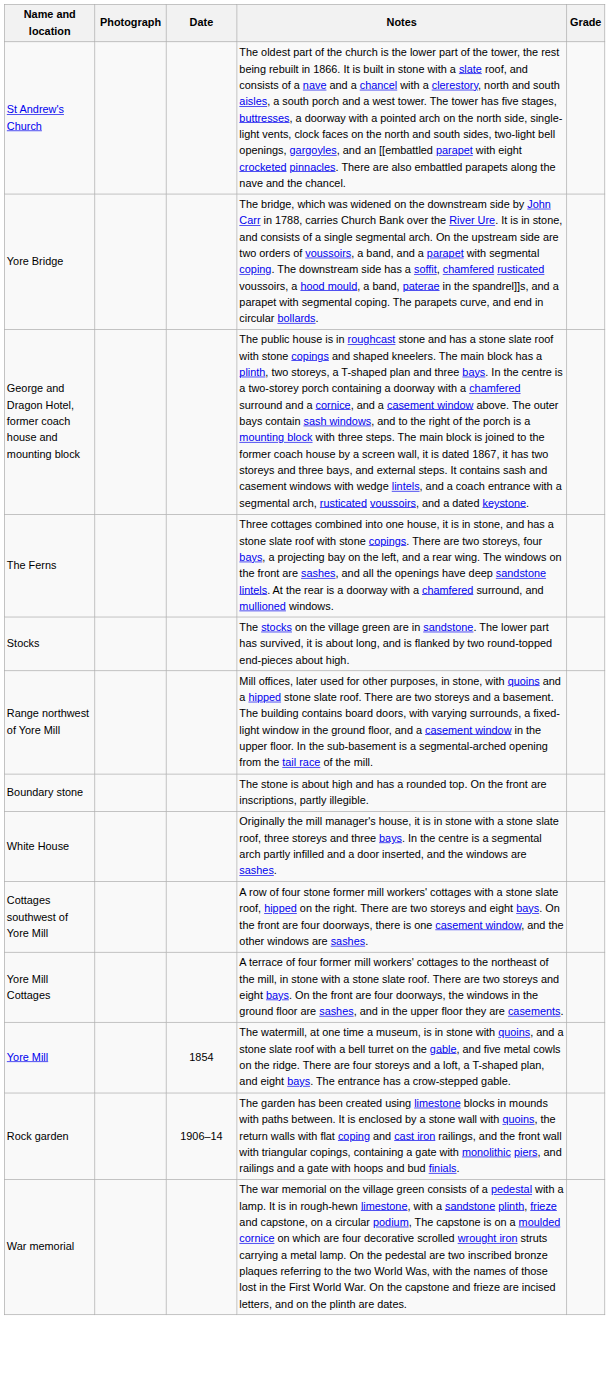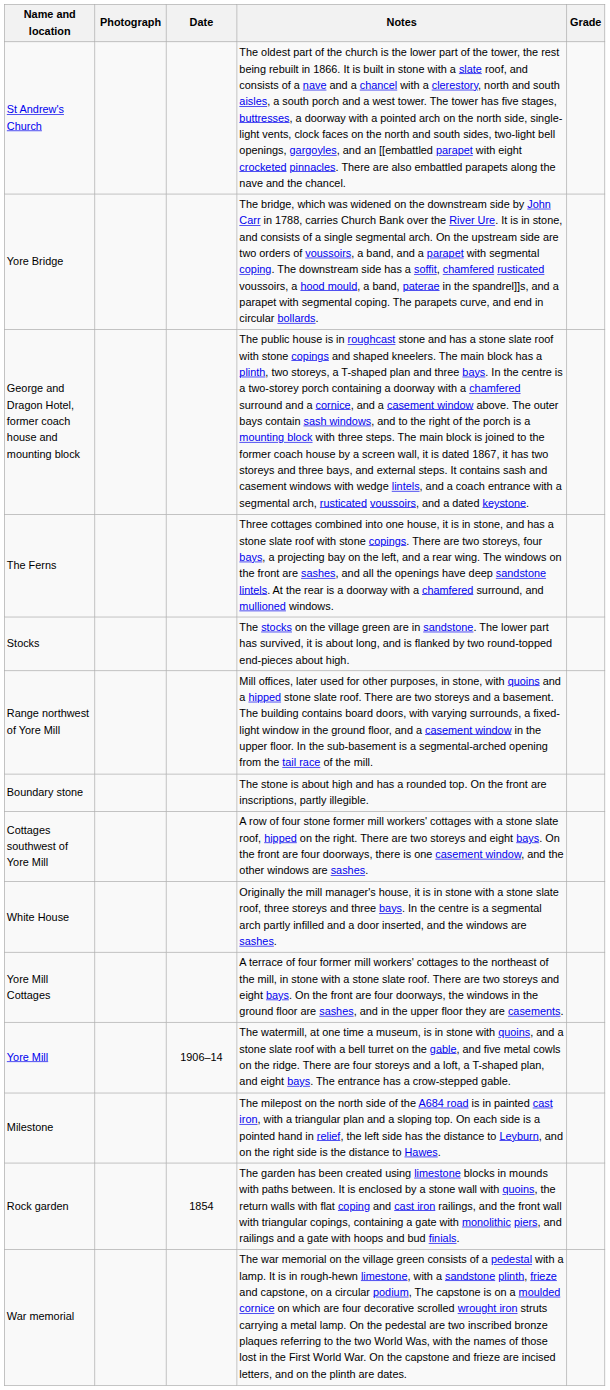rows swapped: (38, 846) <-> (37, 917)
(201, 1057) 1854 -> (201, 1057) 1906–14
+ row: (30, 1127)
(201, 1136) 1906–14 -> (201, 1206) 1854
